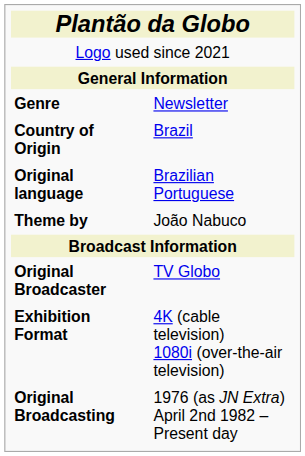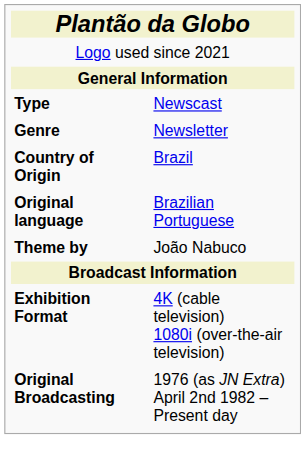+ row: (32, 103)
- row: (60, 280)
